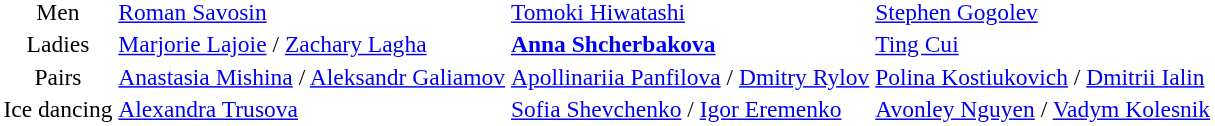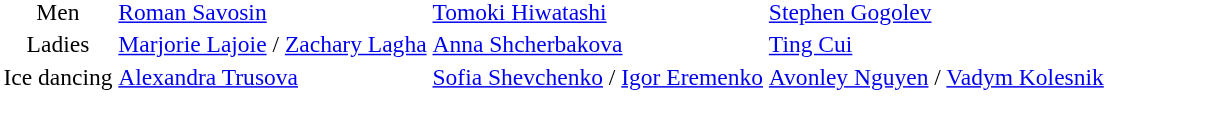(613, 44) bold -> (527, 44) normal
- row: (58, 77)
